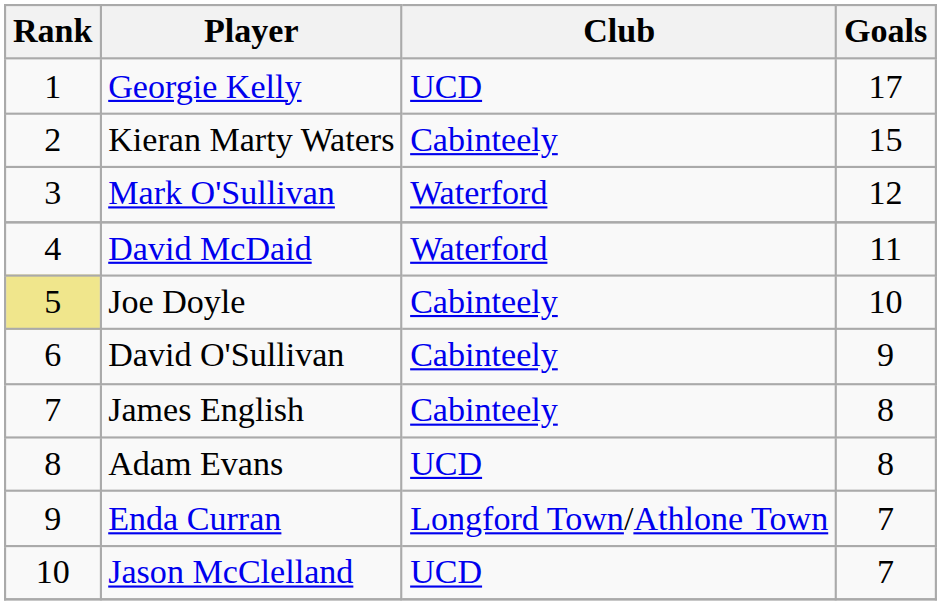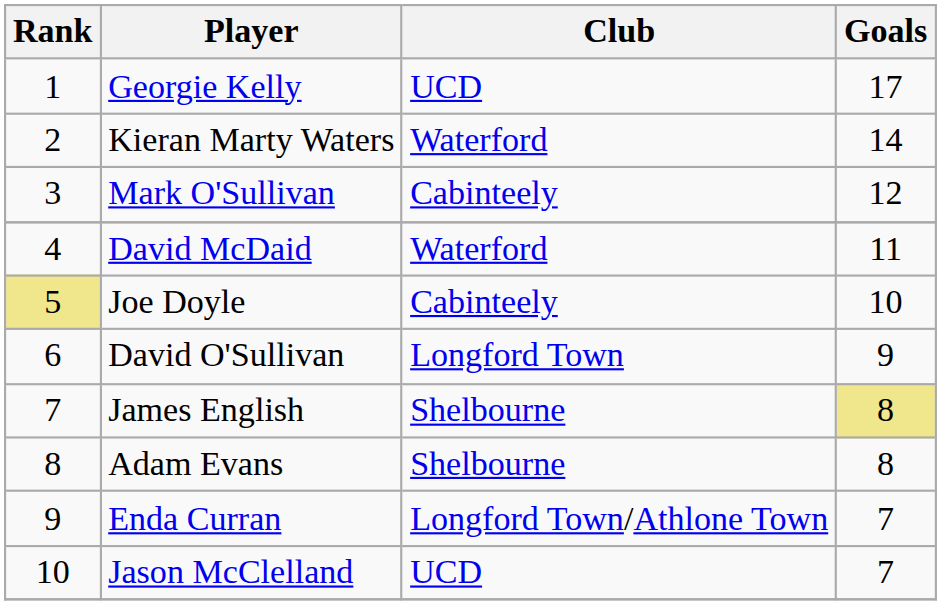(484, 139) Cabinteely -> (479, 139) Waterford
(886, 139) 15 -> (886, 139) 14
(479, 193) Waterford -> (484, 193) Cabinteely
(484, 355) Cabinteely -> (517, 355) Longford Town
(484, 409) Cabinteely -> (488, 409) Shelbourne
(886, 409) no background -> (886, 409) khaki background
(446, 463) UCD -> (488, 463) Shelbourne
